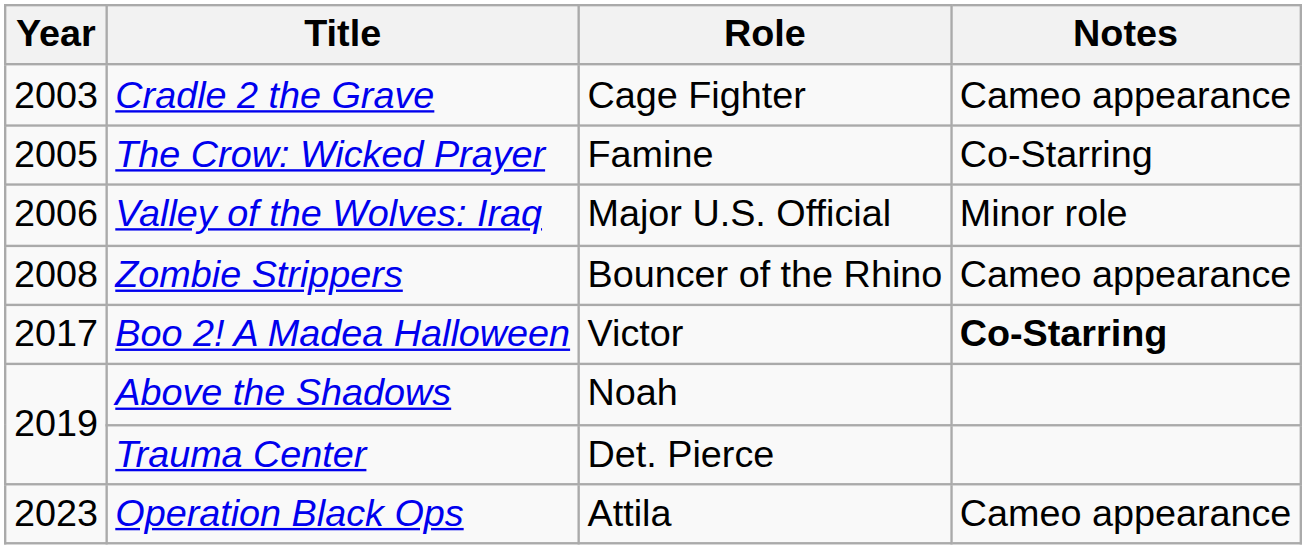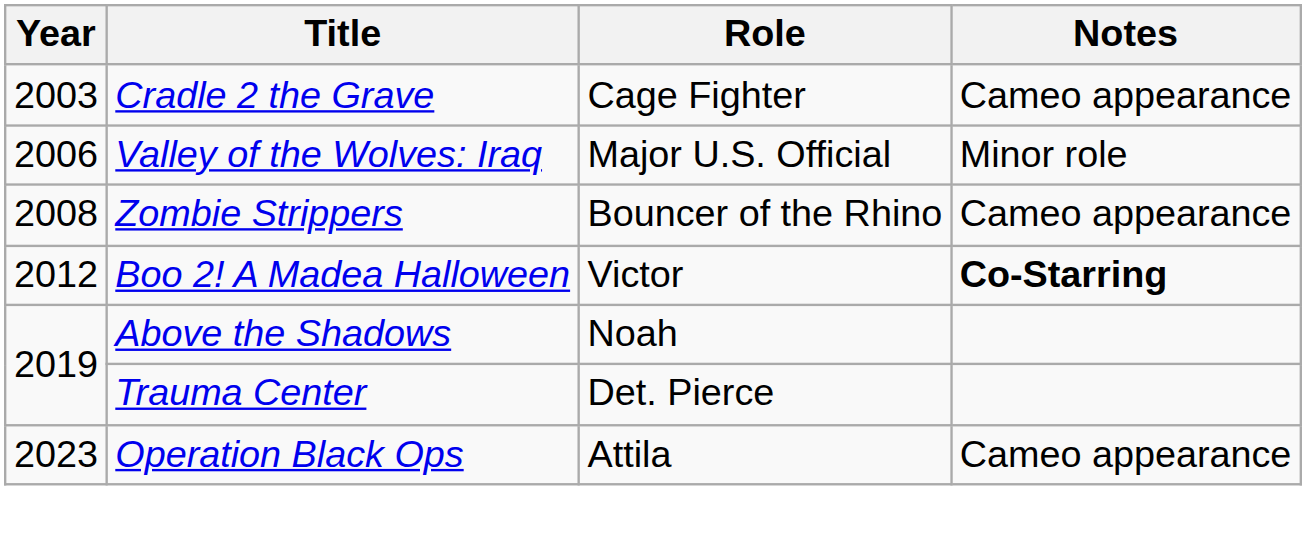- row: (330, 154)
(56, 333) 2017 -> (56, 273) 2012
